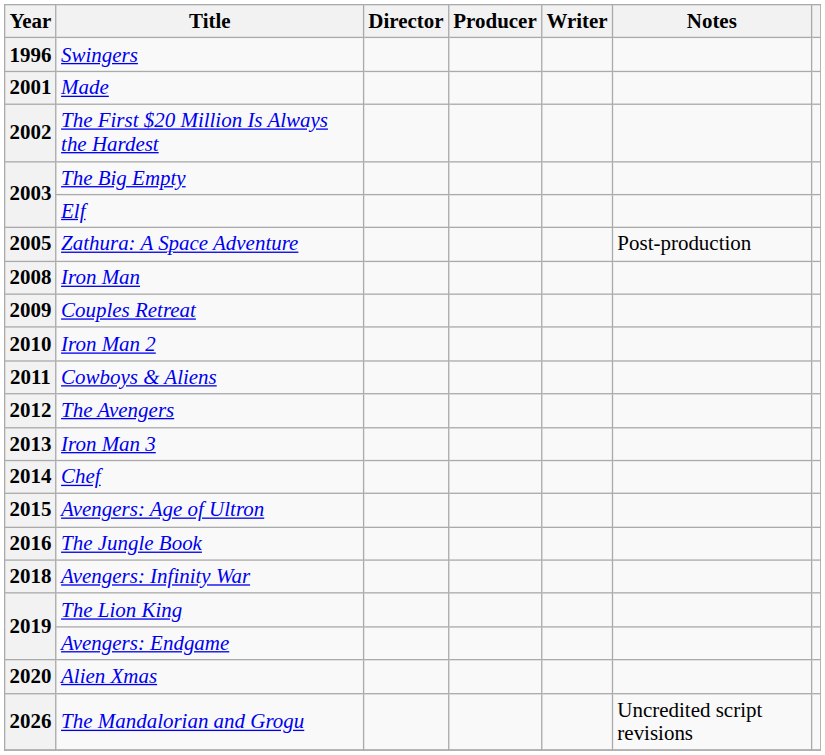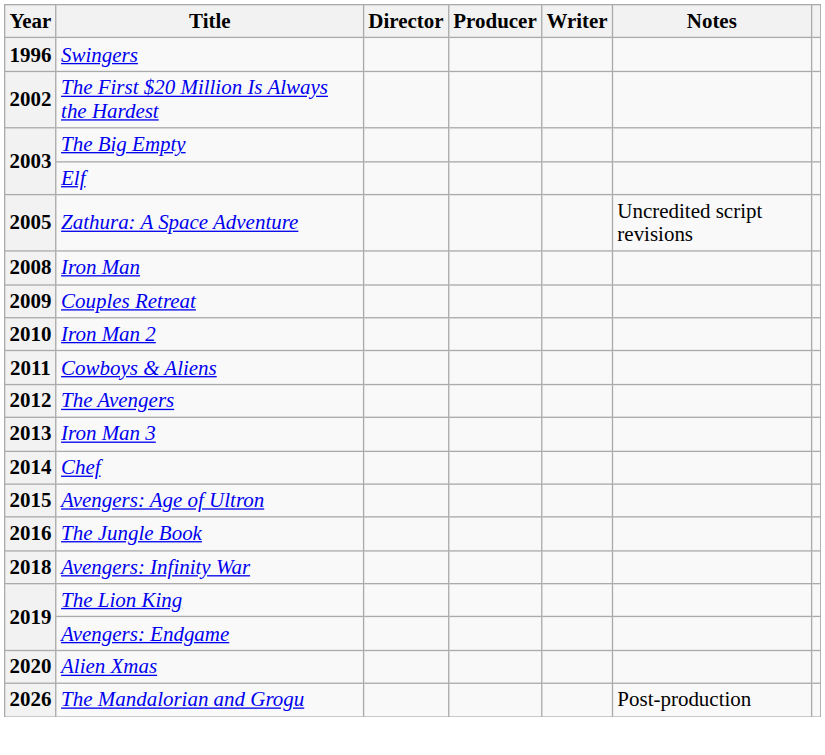- row: (30, 87)
(684, 244) Post-production -> (690, 222) Uncredited script revisions
(690, 721) Uncredited script revisions -> (684, 699) Post-production
